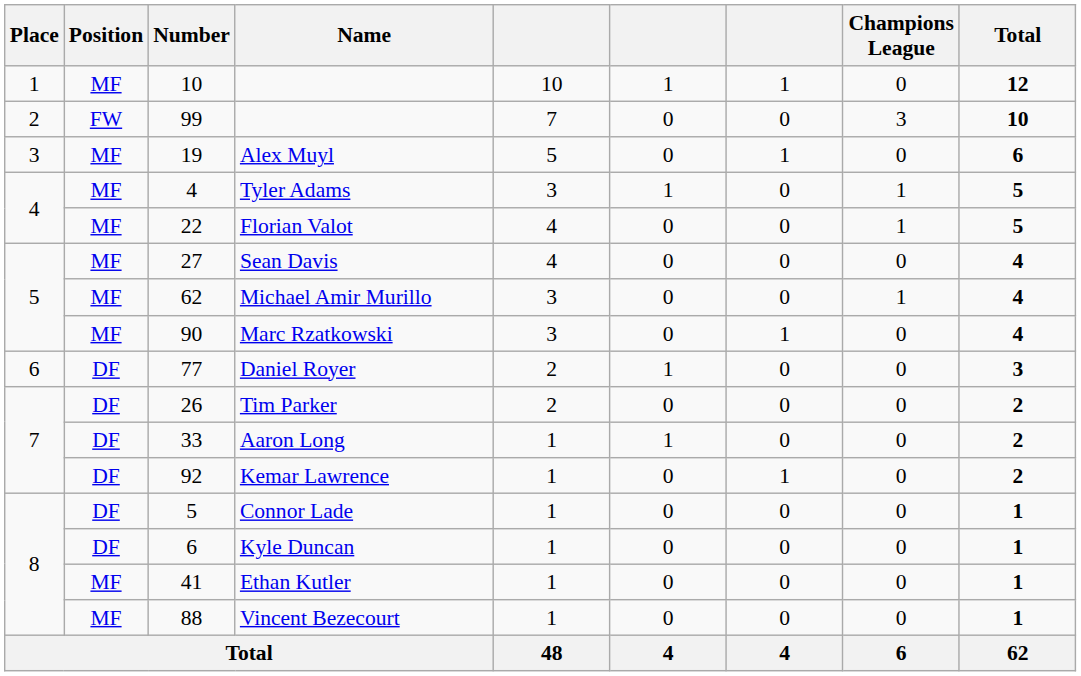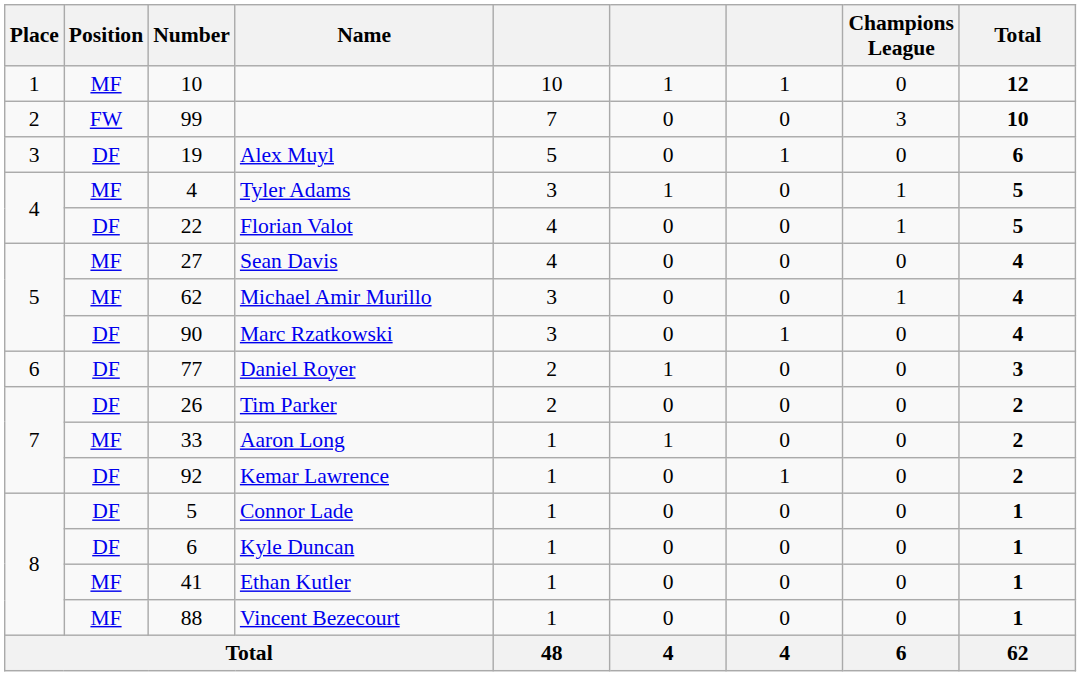(106, 154) MF -> (106, 154) DF
(106, 225) MF -> (106, 225) DF
(106, 332) MF -> (106, 332) DF
(106, 439) DF -> (106, 439) MF
